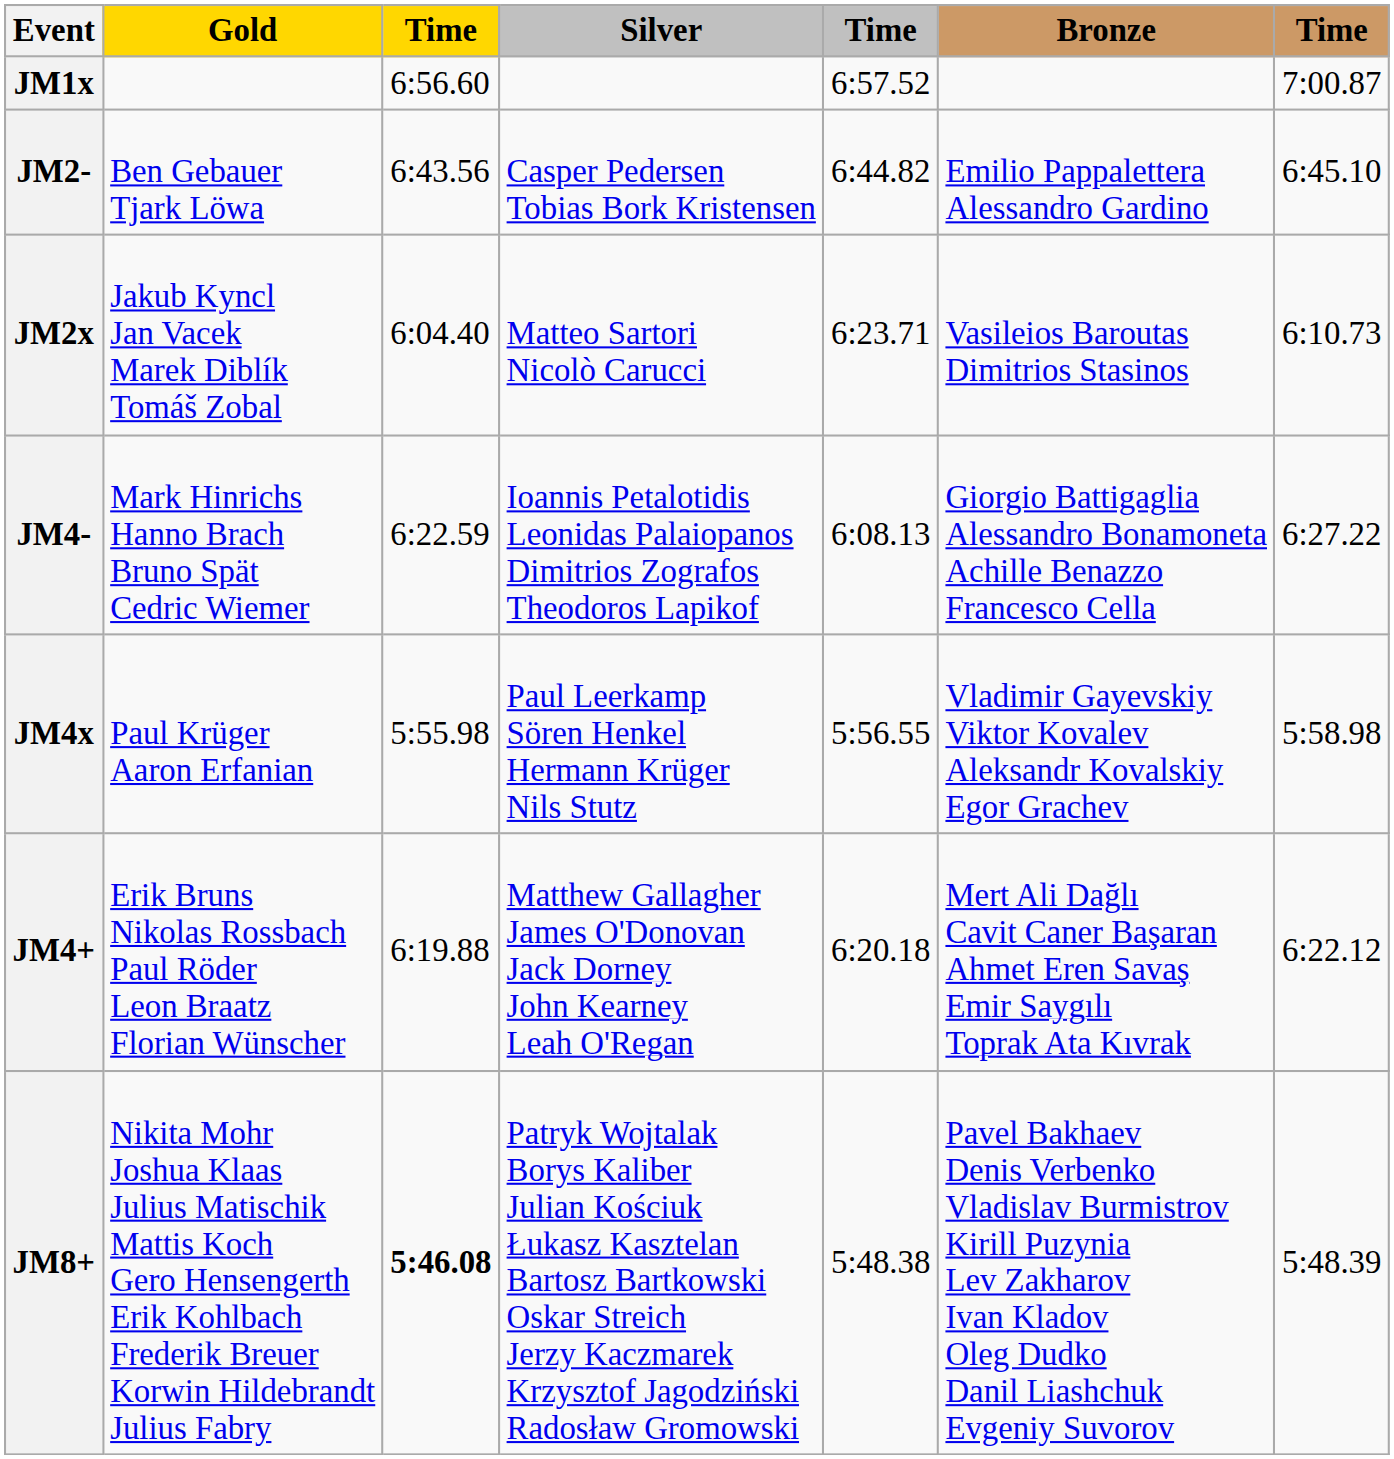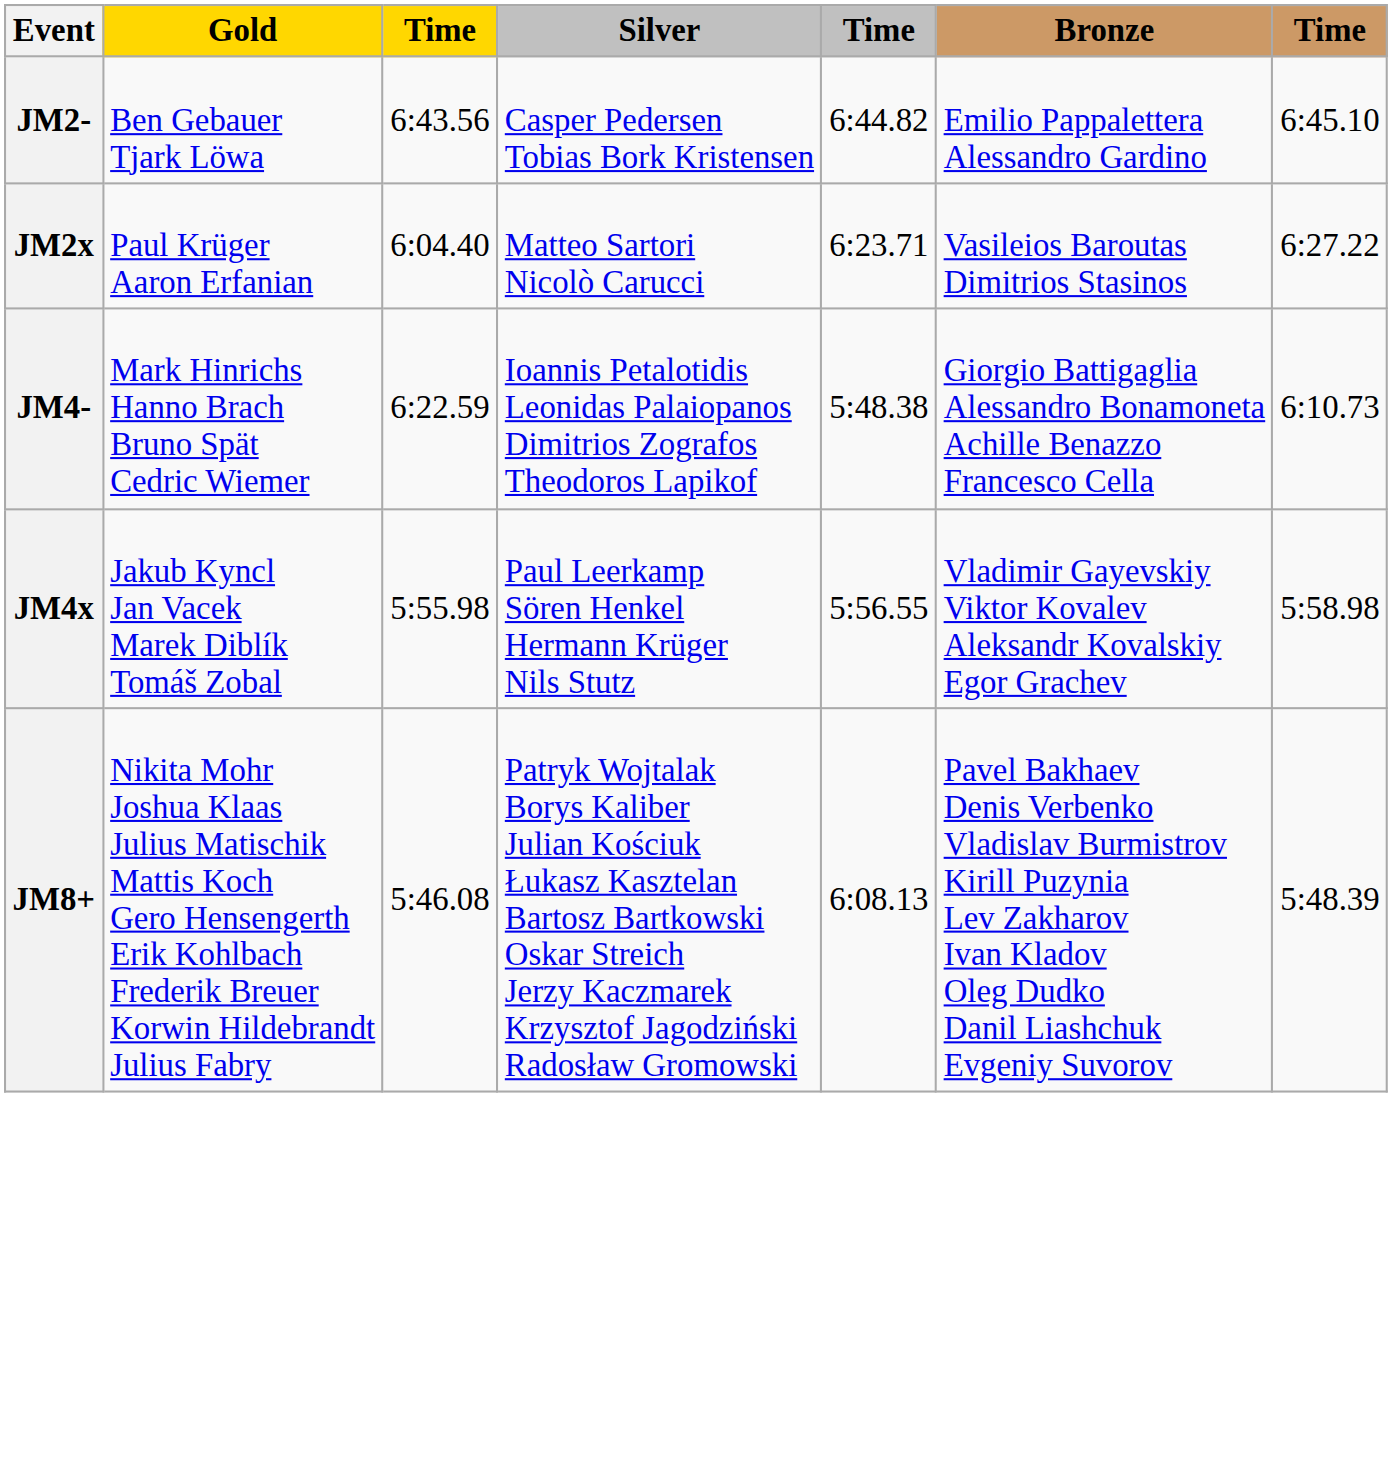- row: (54, 82)
(199, 352) Jakub Kyncl Jan Vacek Marek Diblík Tomáš Zobal -> (212, 263) Paul Krüger Aaron Erfanian
(1332, 334) 6:10.73 -> (1330, 245) 6:27.22
(881, 533) 6:08.13 -> (879, 407) 5:48.38
(1332, 533) 6:27.22 -> (1330, 407) 6:10.73
(212, 751) Paul Krüger Aaron Erfanian -> (199, 626) Jakub Kyncl Jan Vacek Marek Diblík Tomáš Zobal
- row: (54, 951)
(441, 1261) bold -> (440, 899) normal
(881, 1261) 5:48.38 -> (879, 899) 6:08.13
